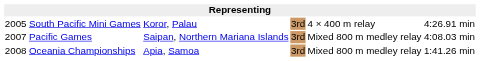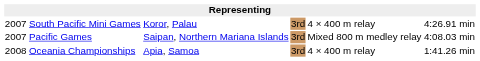(16, 23) 2005 -> (16, 23) 2007
(365, 50) Mixed 800 m medley relay -> (341, 50) 4 × 400 m relay
